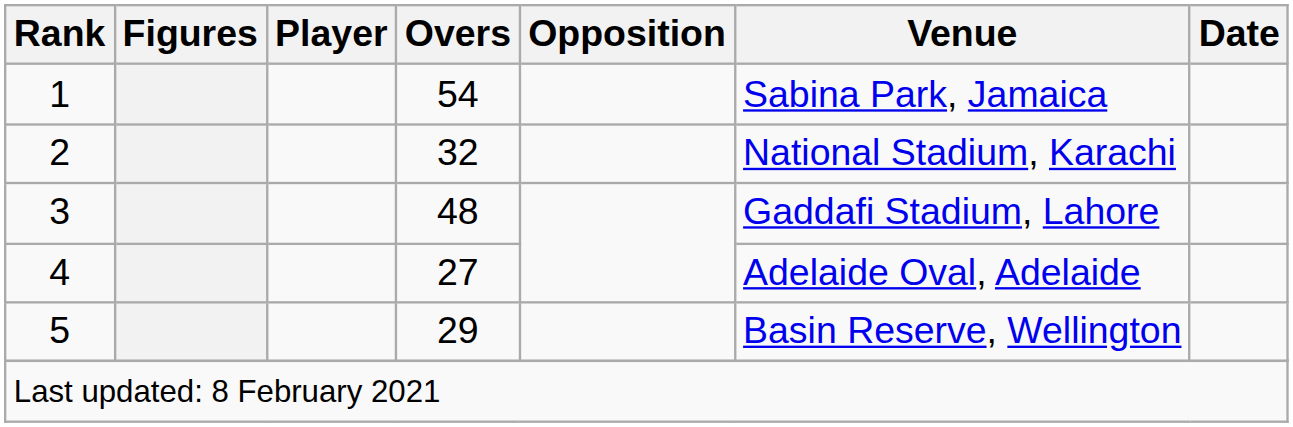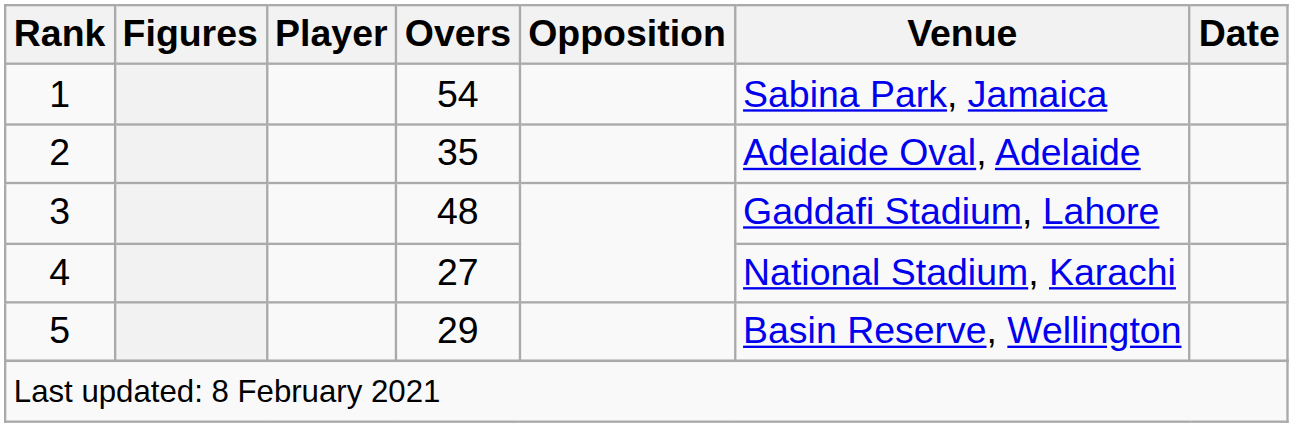(458, 152) 32 -> (458, 152) 35
(960, 152) National Stadium, Karachi -> (942, 152) Adelaide Oval, Adelaide
(942, 271) Adelaide Oval, Adelaide -> (960, 271) National Stadium, Karachi
